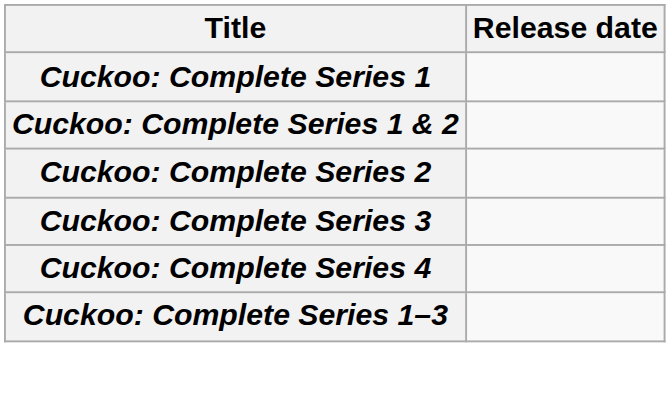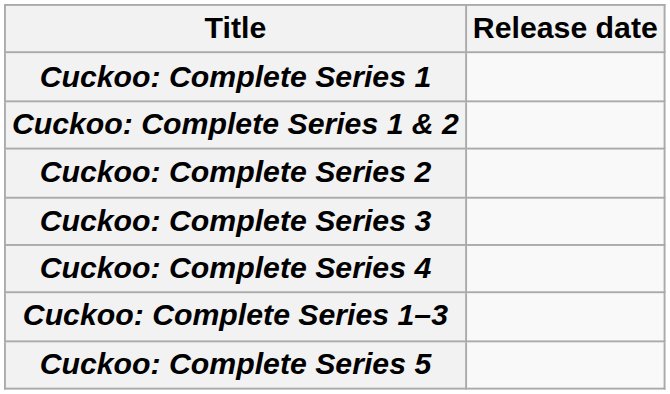+ row: (235, 364)
